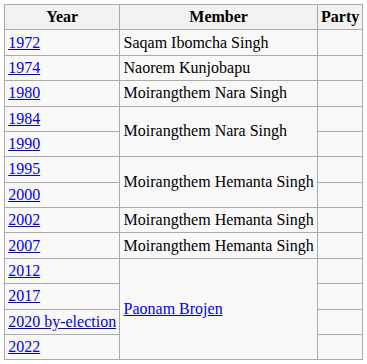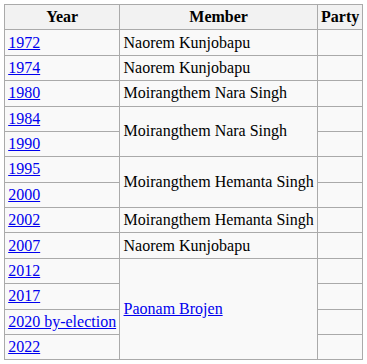(196, 42) Saqam Ibomcha Singh -> (187, 42) Naorem Kunjobapu
(219, 245) Moirangthem Hemanta Singh -> (187, 245) Naorem Kunjobapu
